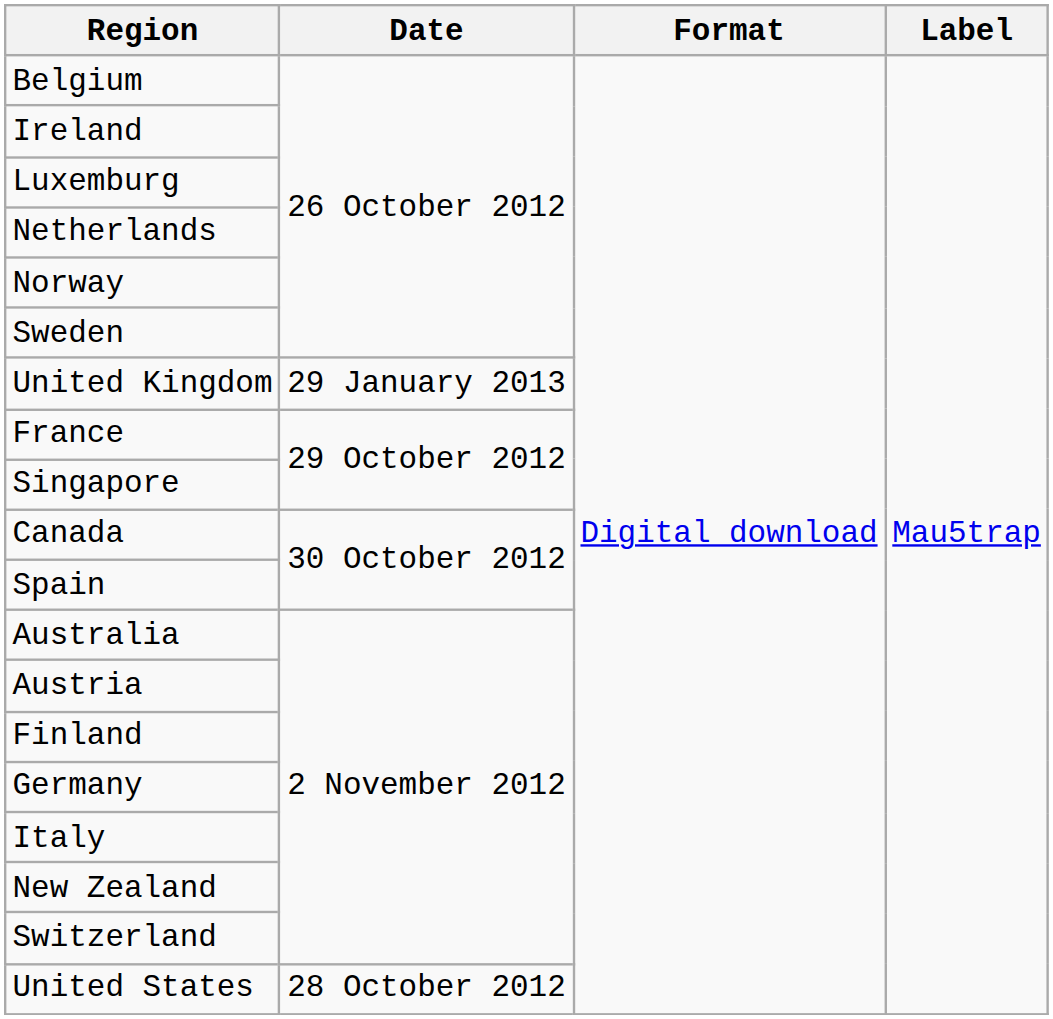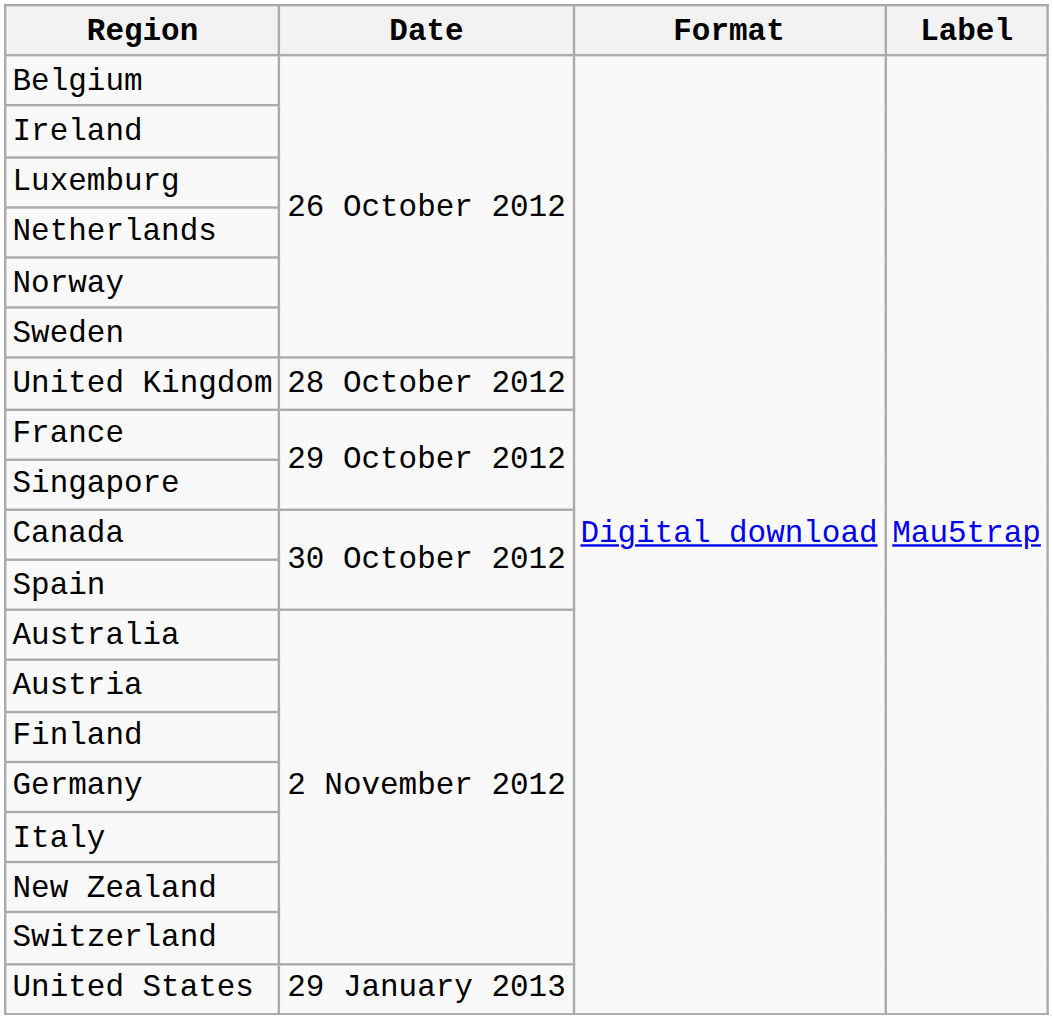(426, 383) 29 January 2013 -> (426, 383) 28 October 2012
(426, 989) 28 October 2012 -> (426, 989) 29 January 2013
